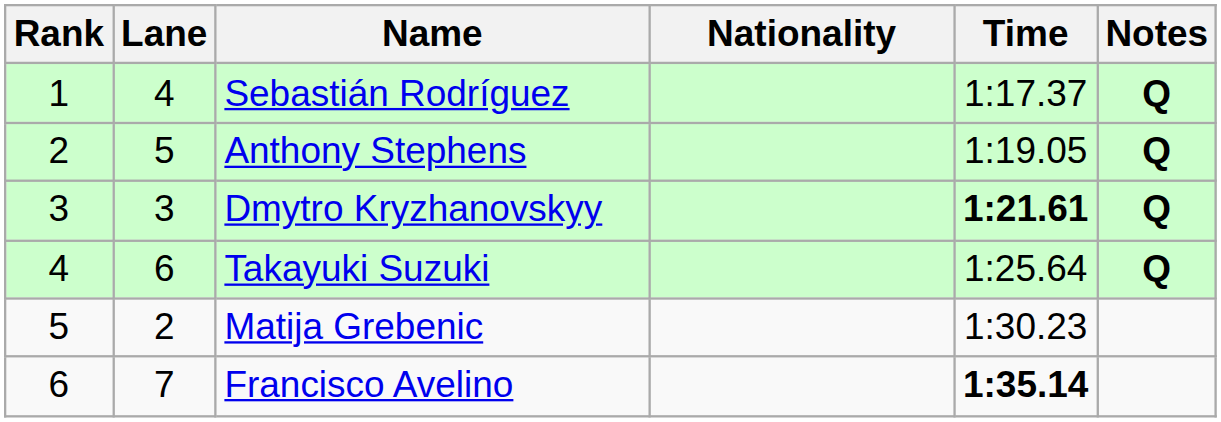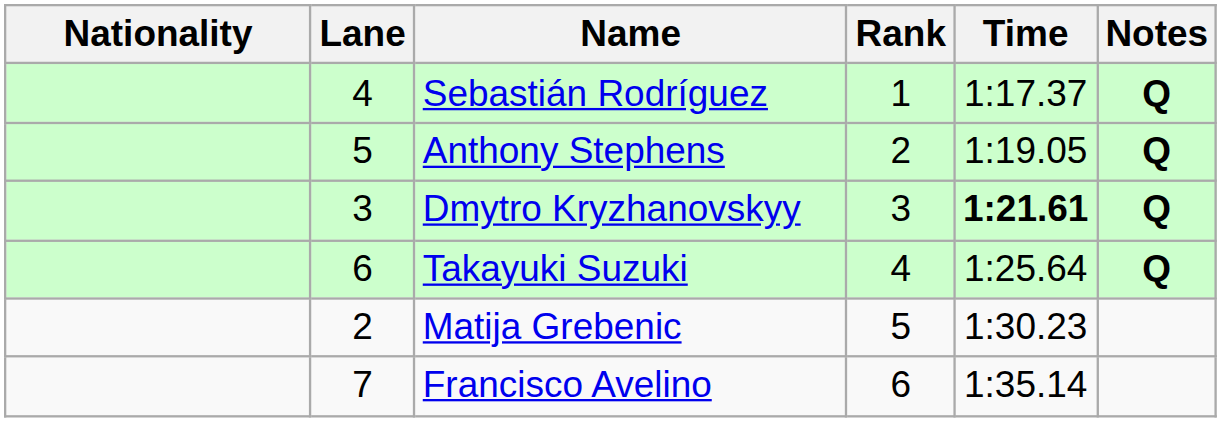columns swapped: (59, 33) <-> (802, 33)
(1026, 385) bold -> (1026, 385) normal
